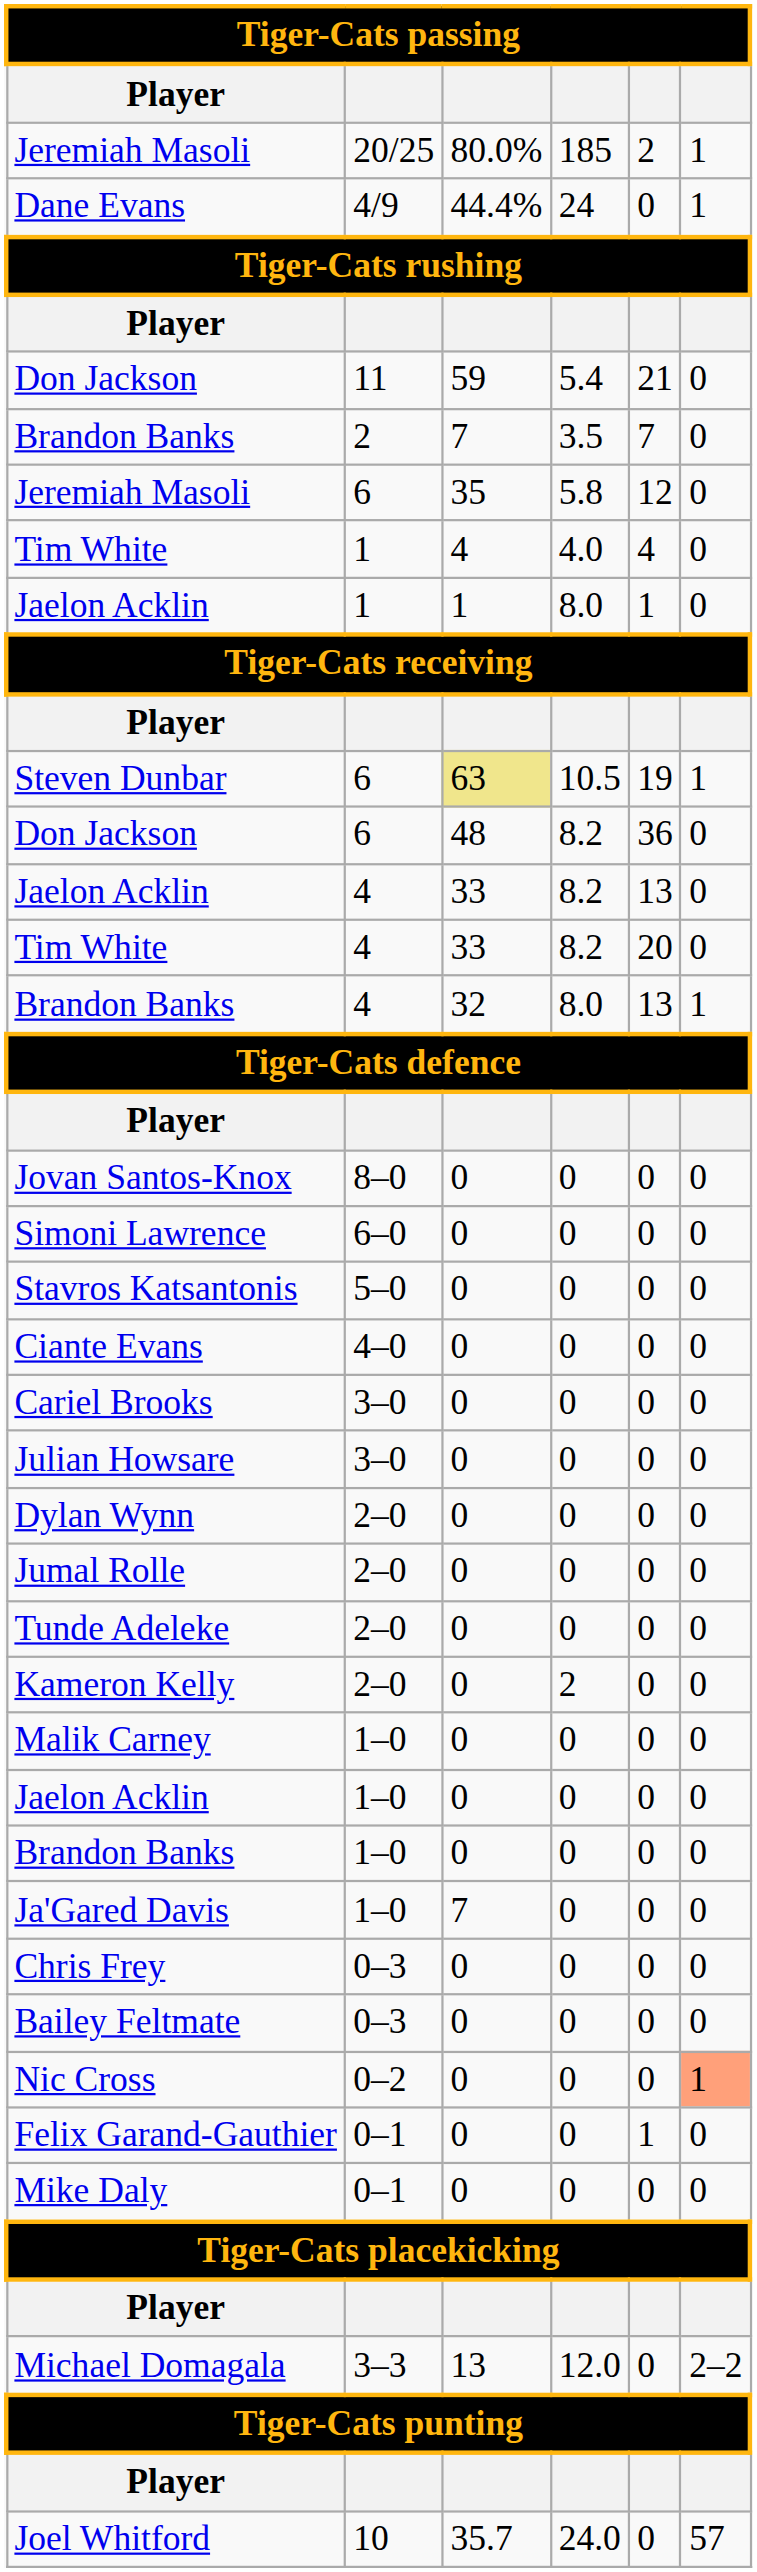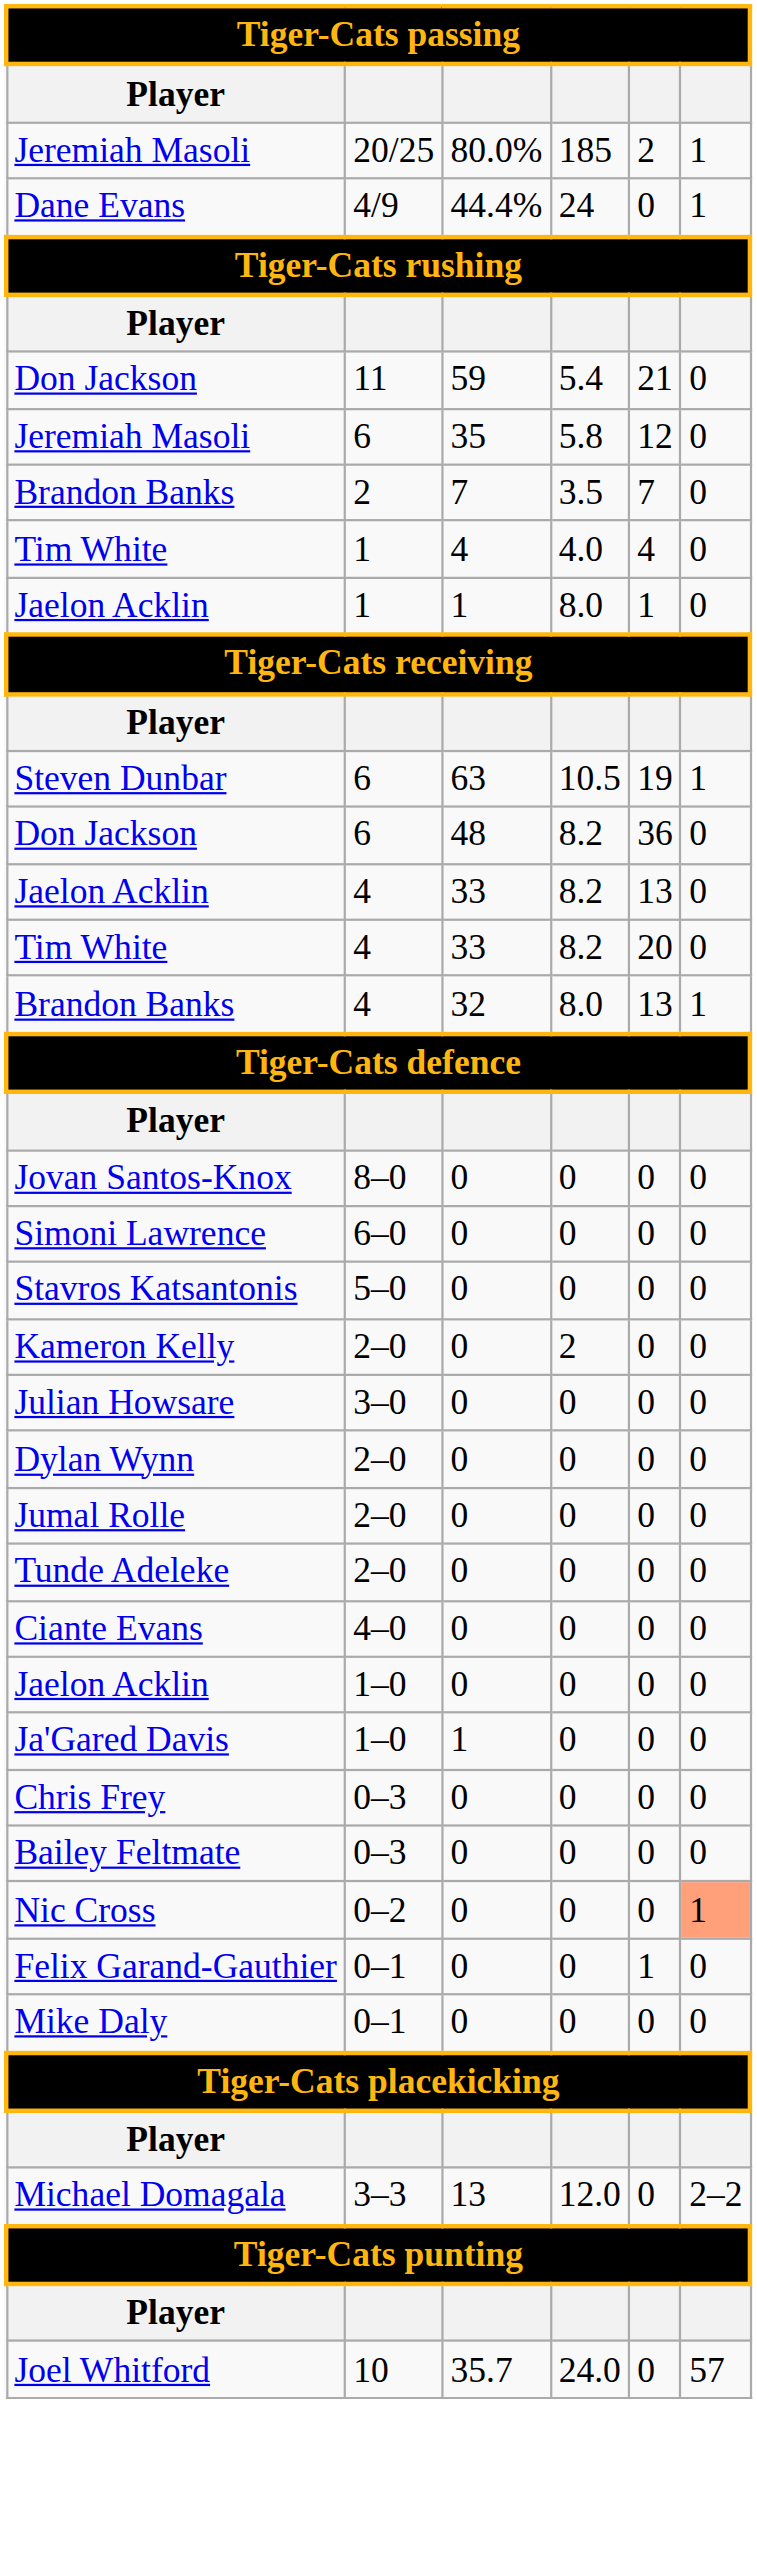rows swapped: (132, 492) <-> (124, 435)
(468, 778) khaki background -> (468, 778) no background
rows swapped: (109, 1346) <-> (124, 1684)
- row: (114, 1402)
- row: (113, 1740)
- row: (124, 1853)
(459, 1909) 7 -> (459, 1740) 1
